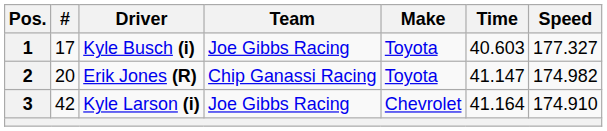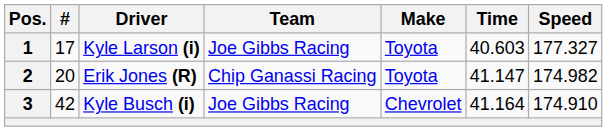(139, 47) Kyle Busch (i) -> (142, 47) Kyle Larson (i)
(142, 104) Kyle Larson (i) -> (139, 104) Kyle Busch (i)
